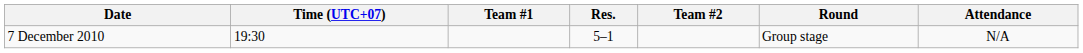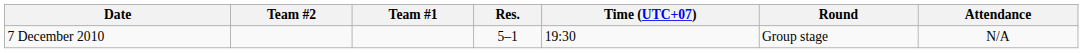columns swapped: (339, 15) <-> (698, 15)
